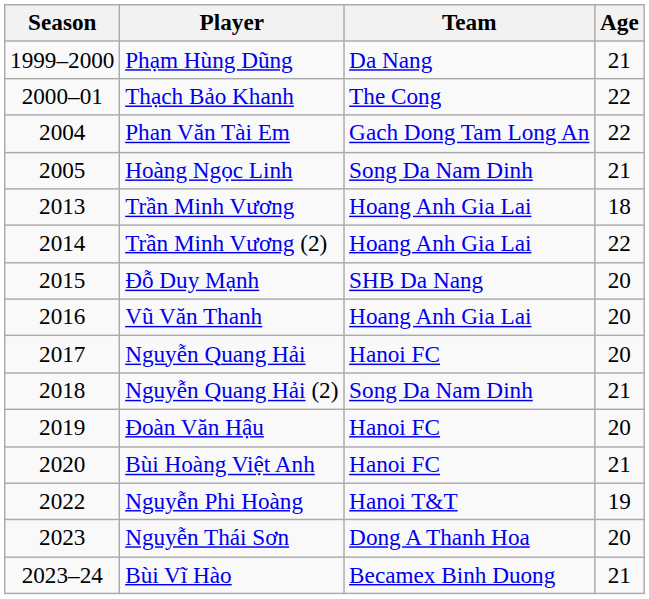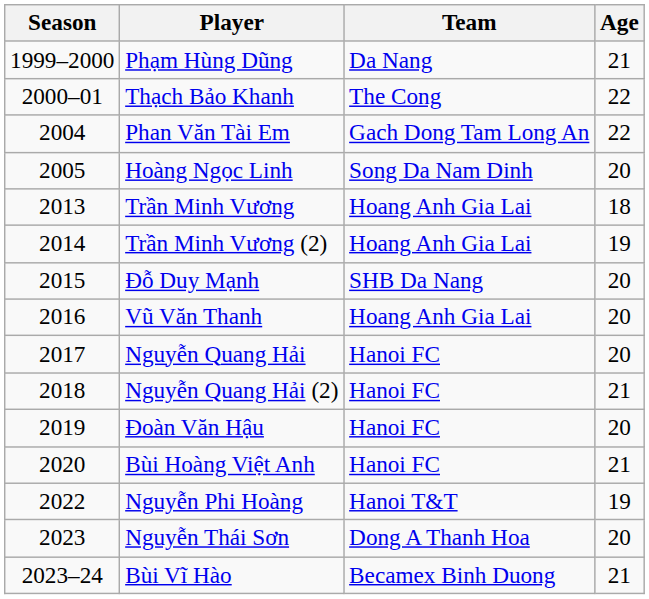(619, 170) 21 -> (619, 170) 20
(619, 243) 22 -> (619, 243) 19
(441, 390) Song Da Nam Dinh -> (395, 390) Hanoi FC
